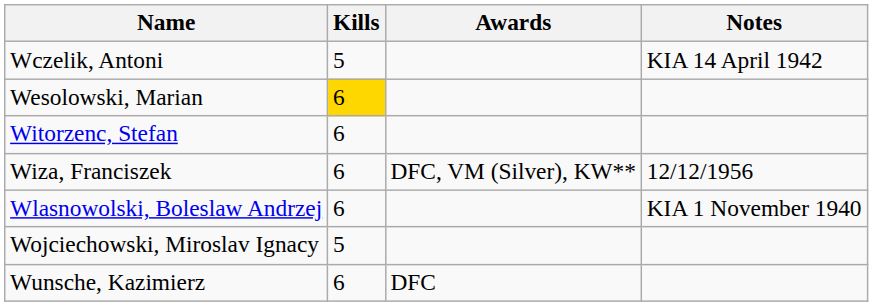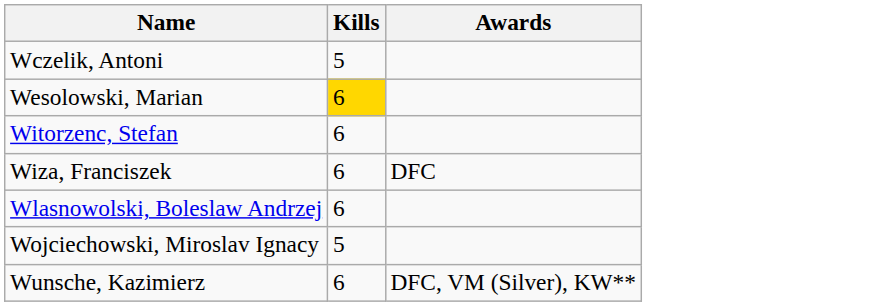- column: (754, 23)
(513, 171) DFC, VM (Silver), KW** -> (413, 171) DFC
(413, 282) DFC -> (513, 282) DFC, VM (Silver), KW**
